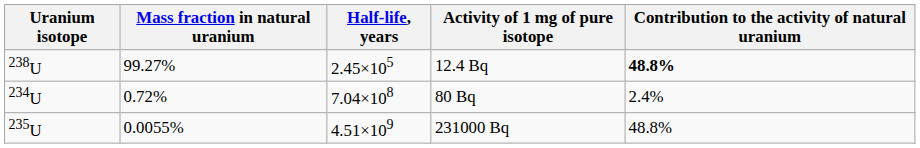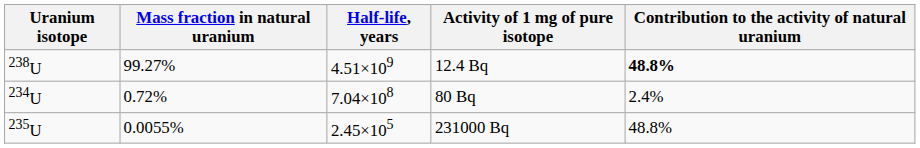(362, 65) 2.45×105 -> (362, 65) 4.51×109
(362, 128) 4.51×109 -> (362, 128) 2.45×105
